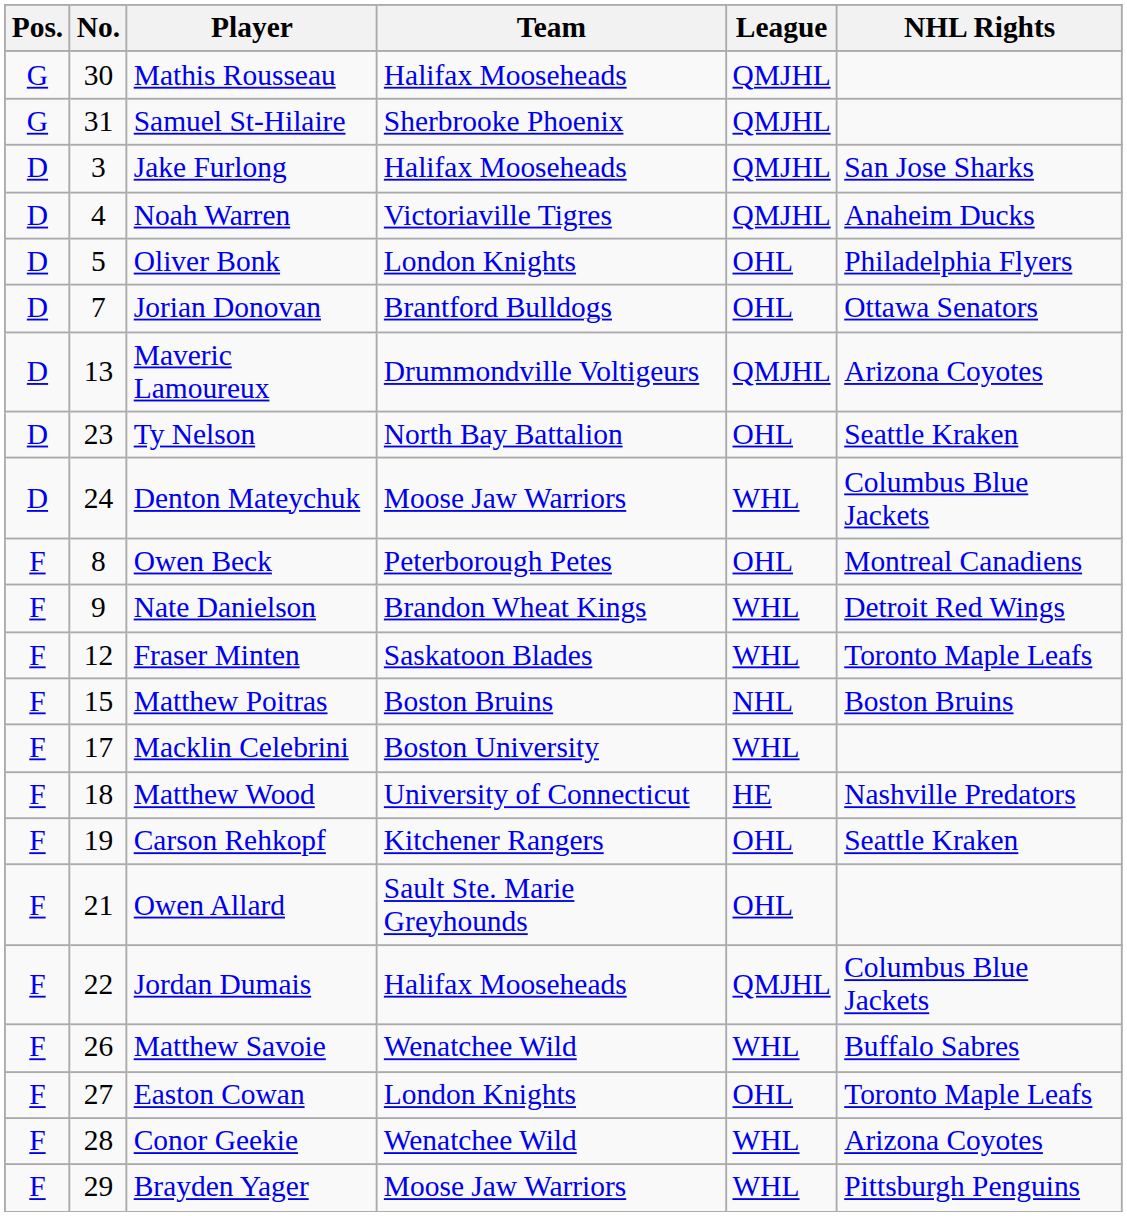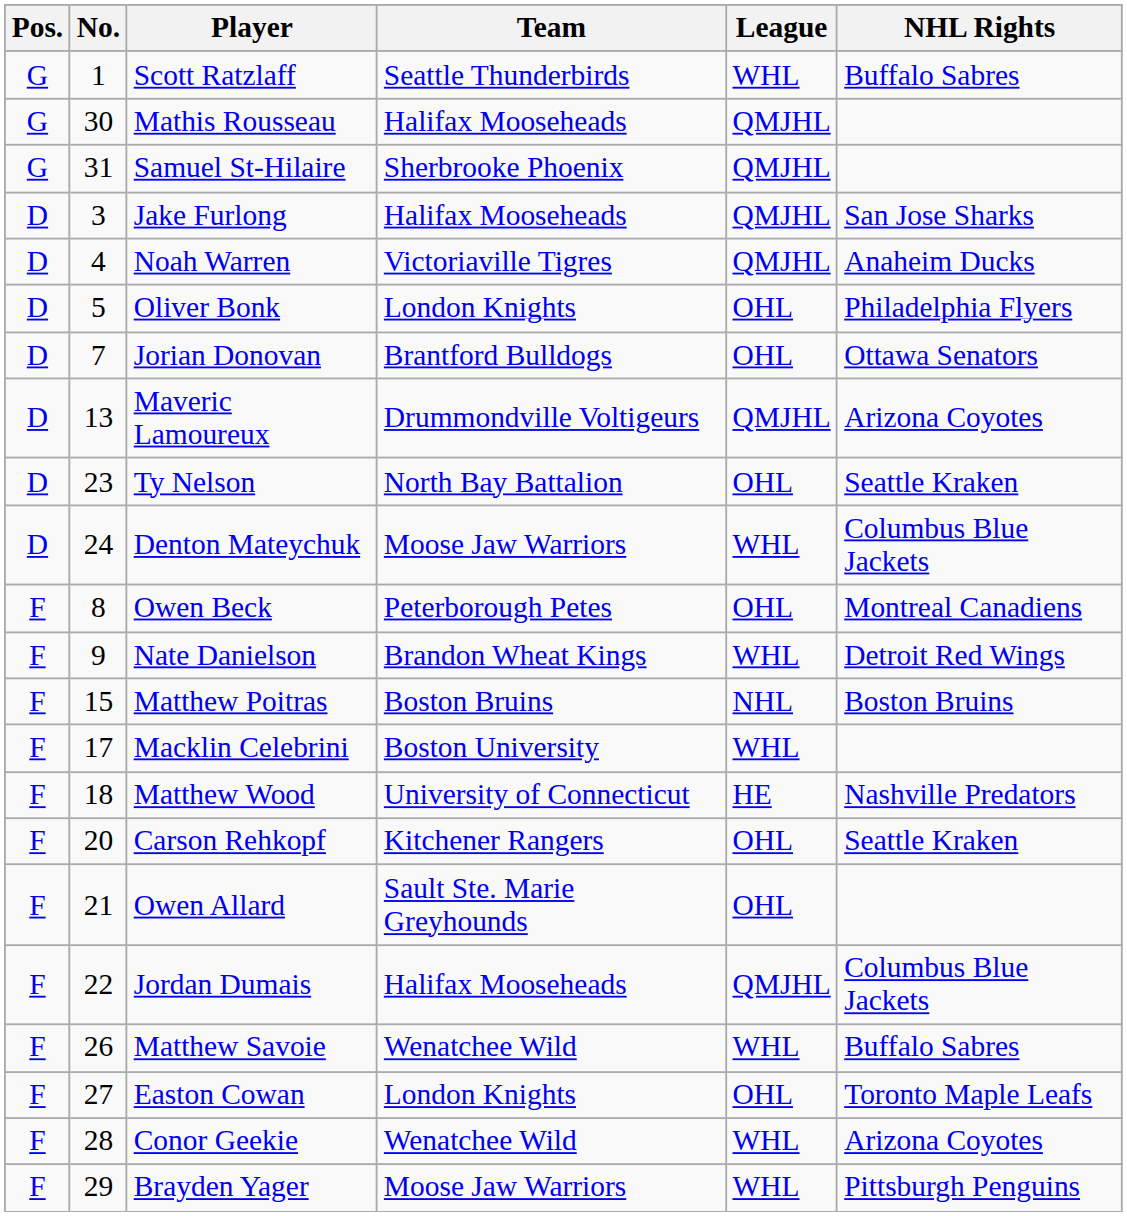+ row: (215, 74)
- row: (217, 654)
(98, 841) 19 -> (98, 841) 20
